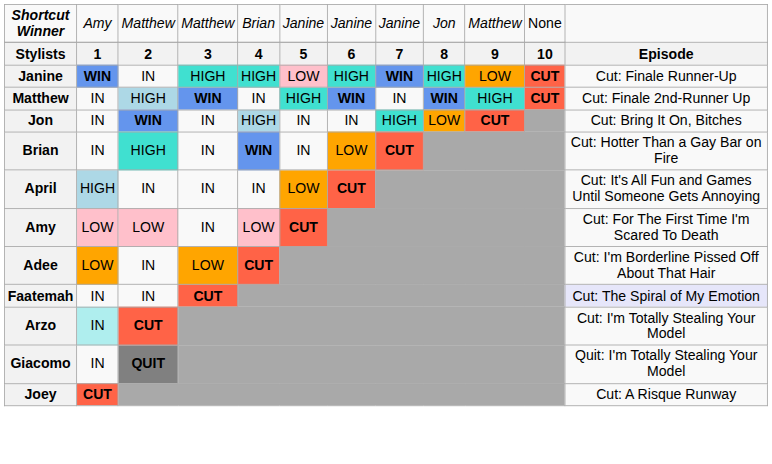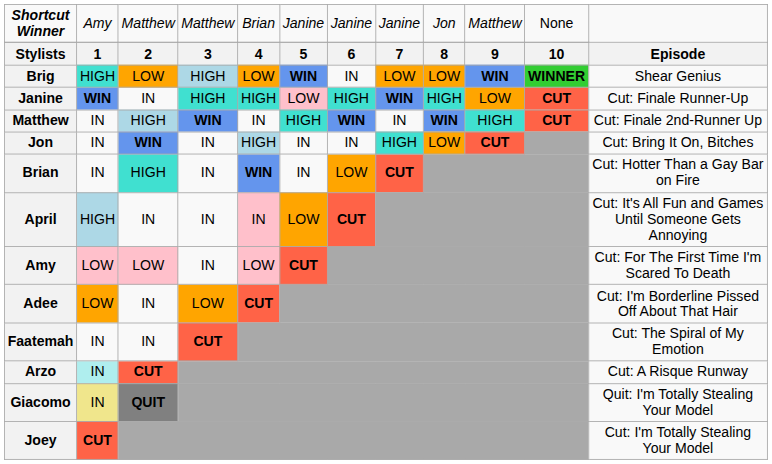+ row: (41, 76)
(259, 189) no background -> (259, 219) pink background
(666, 295) lavender background -> (678, 341) no background
(666, 326) Cut: I'm Totally Stealing Your Model -> (678, 372) Cut: A Risque Runway
(98, 364) no background -> (98, 402) khaki background
(666, 394) Cut: A Risque Runway -> (678, 440) Cut: I'm Totally Stealing Your Model
